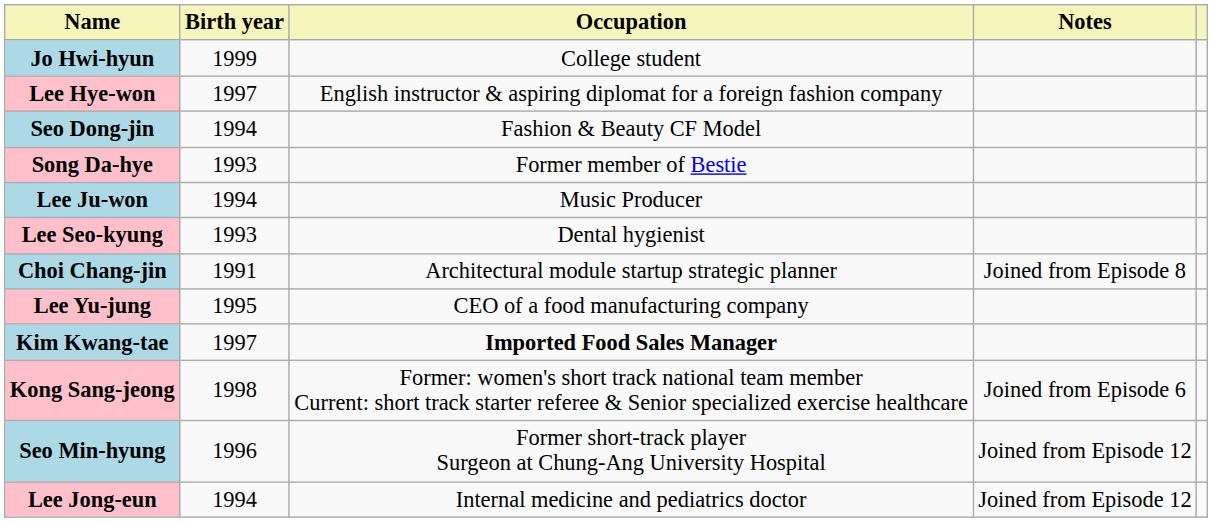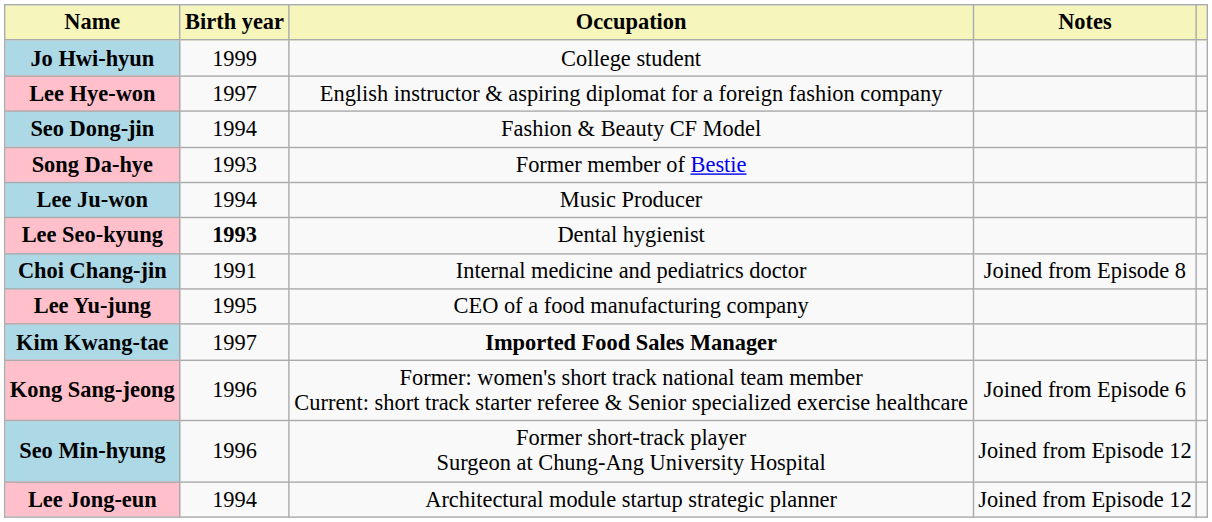(235, 235) normal -> (235, 235) bold
(631, 270) Architectural module startup strategic planner -> (631, 270) Internal medicine and pediatrics doctor
(235, 390) 1998 -> (235, 390) 1996
(631, 498) Internal medicine and pediatrics doctor -> (631, 498) Architectural module startup strategic planner
